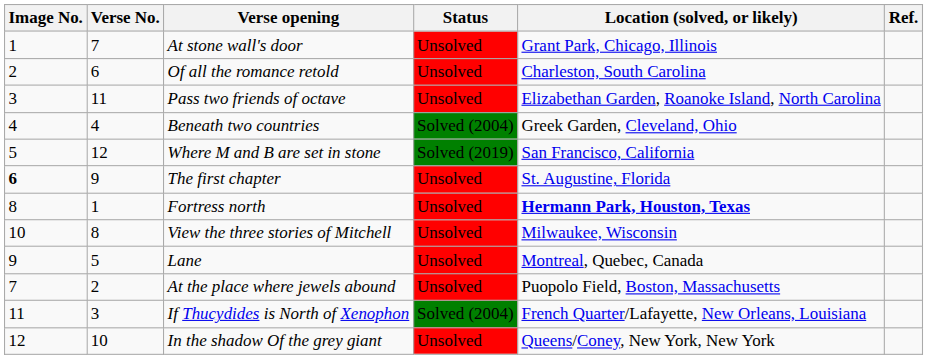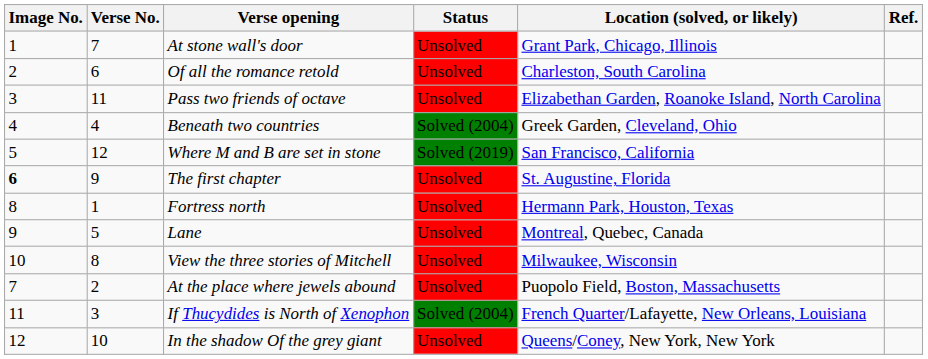(636, 206) bold -> (627, 206) normal
rows swapped: (279, 233) <-> (185, 260)
